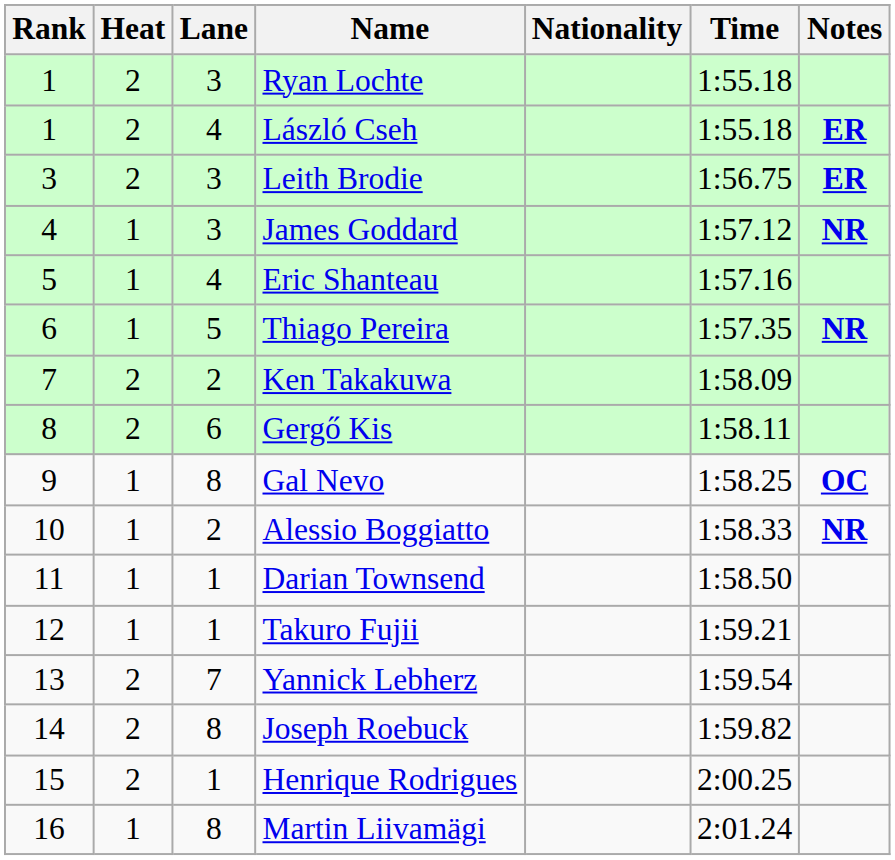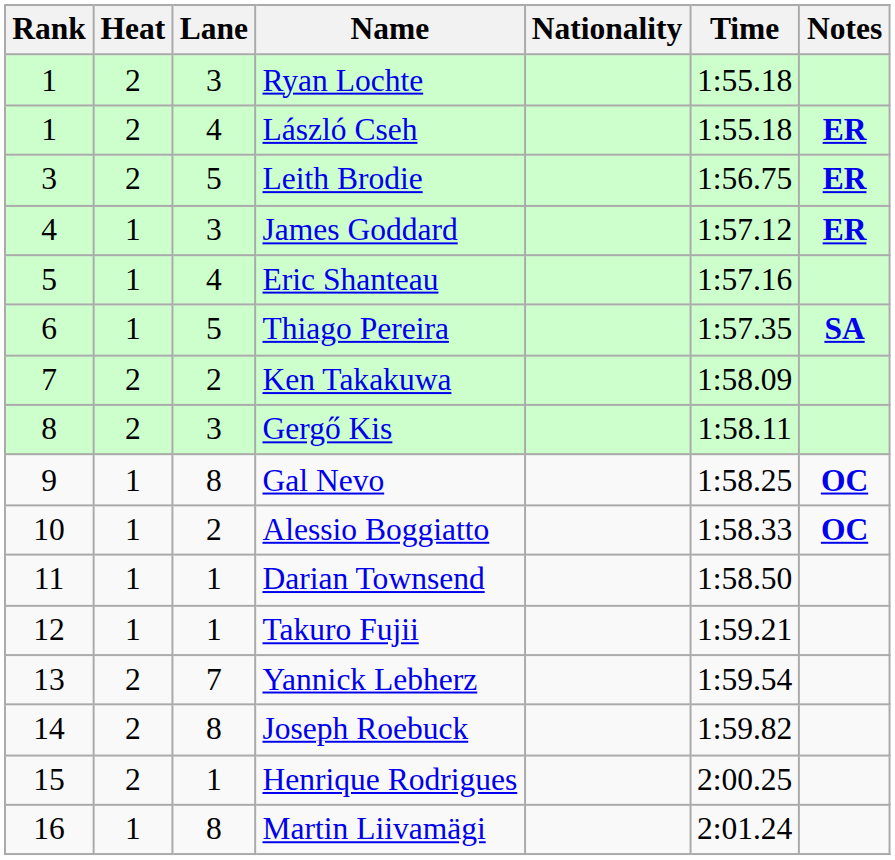(214, 179) 3 -> (214, 179) 5
(845, 229) NR -> (845, 229) ER
(845, 329) NR -> (845, 329) SA
(214, 429) 6 -> (214, 429) 3
(845, 529) NR -> (845, 529) OC
